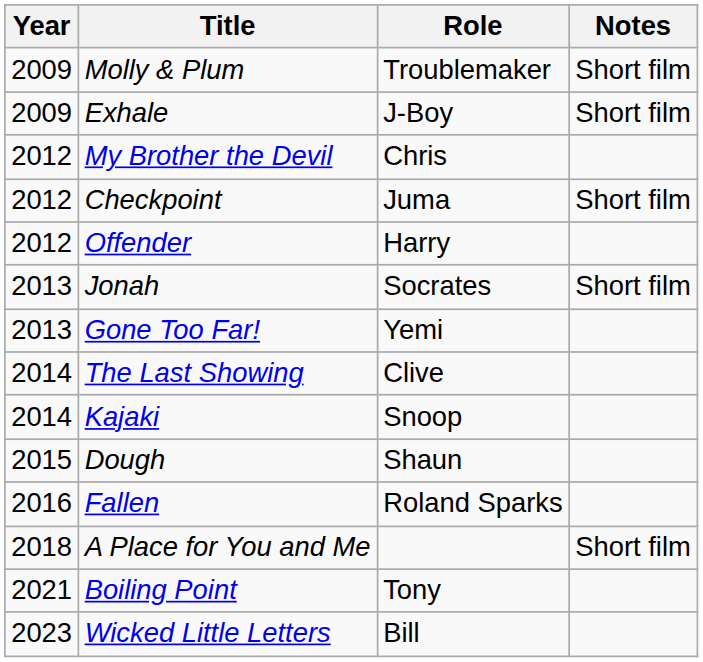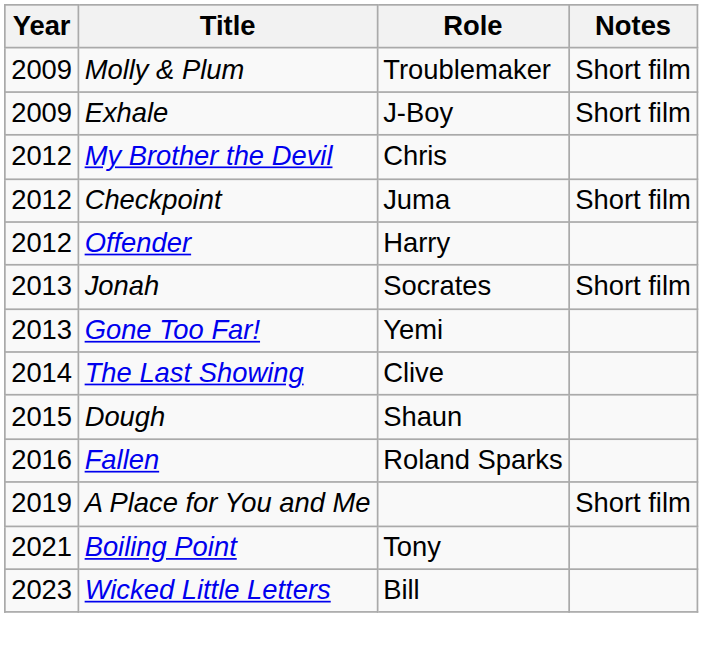- row: (122, 416)
(42, 546) 2018 -> (42, 503) 2019
